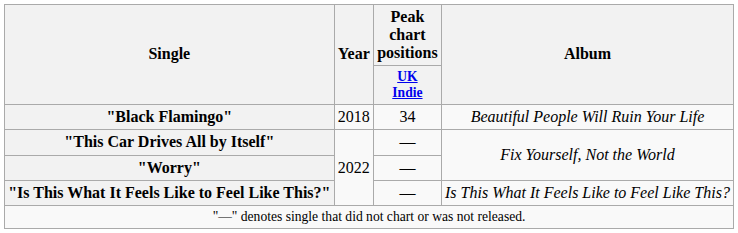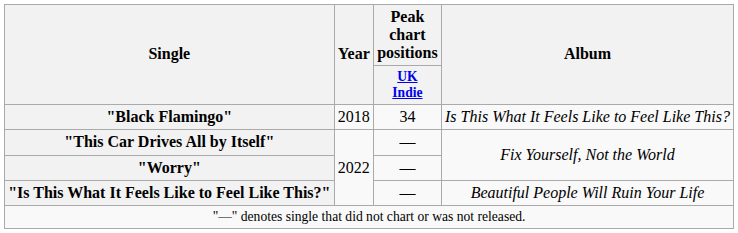(587, 116) Beautiful People Will Ruin Your Life -> (587, 116) Is This What It Feels Like to Feel Like This?
(587, 193) Is This What It Feels Like to Feel Like This? -> (587, 193) Beautiful People Will Ruin Your Life
